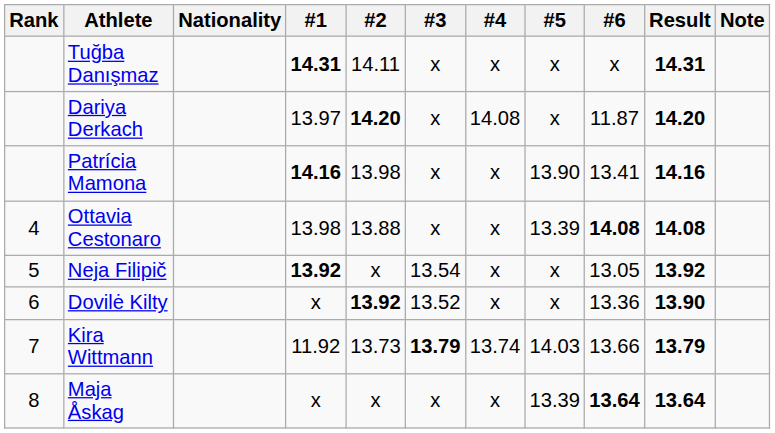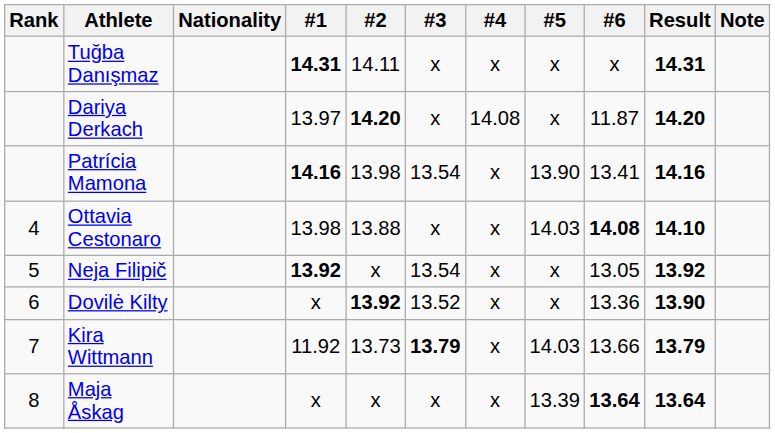(435, 173) x -> (435, 173) 13.54
(555, 227) 13.39 -> (555, 227) 14.03
(680, 227) 14.08 -> (680, 227) 14.10
(495, 346) 13.74 -> (495, 346) x
